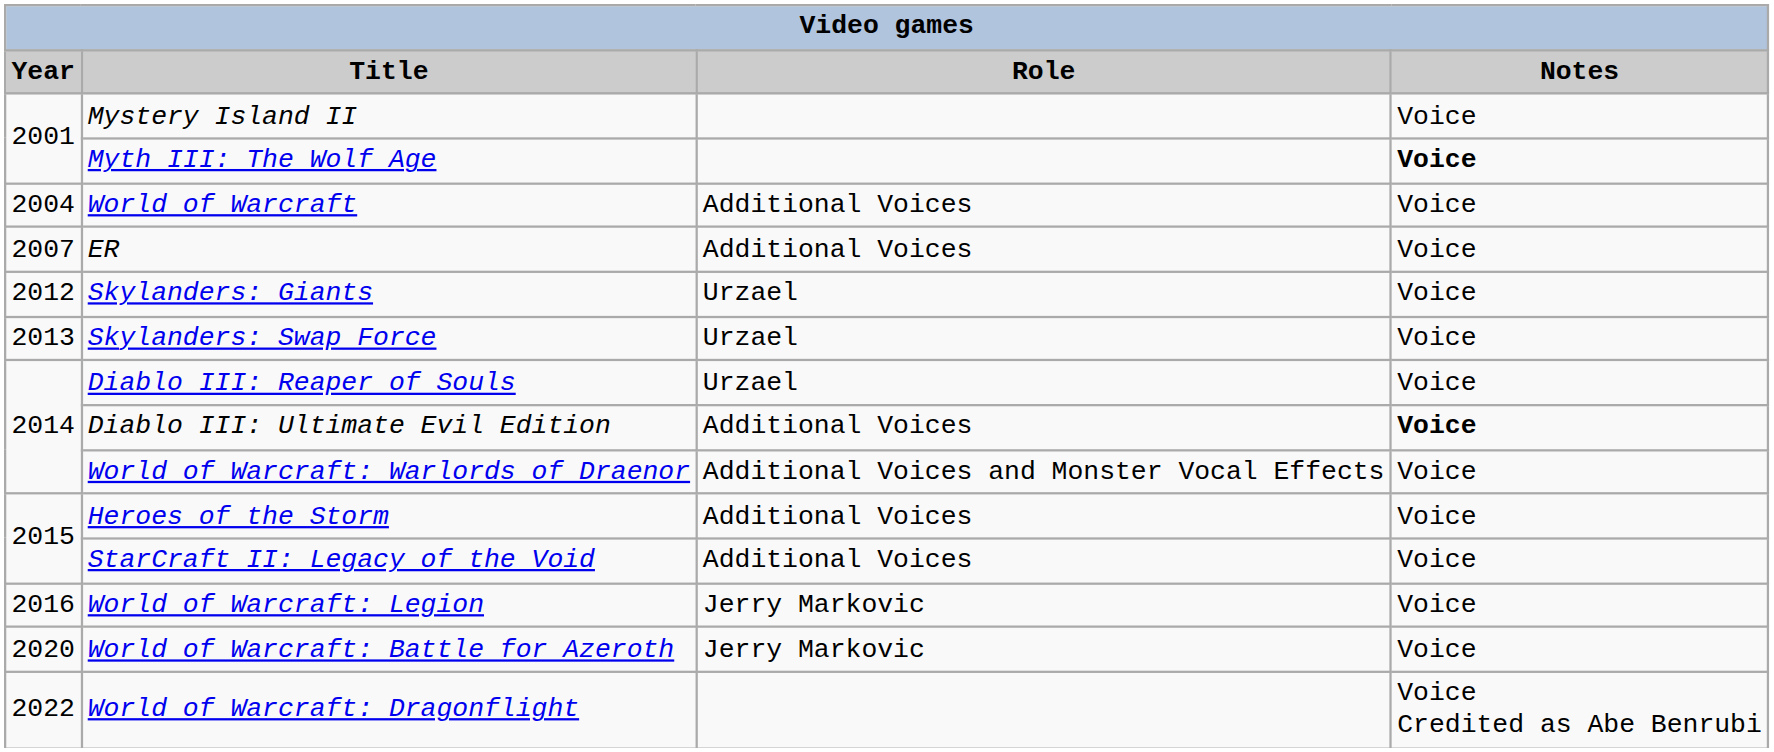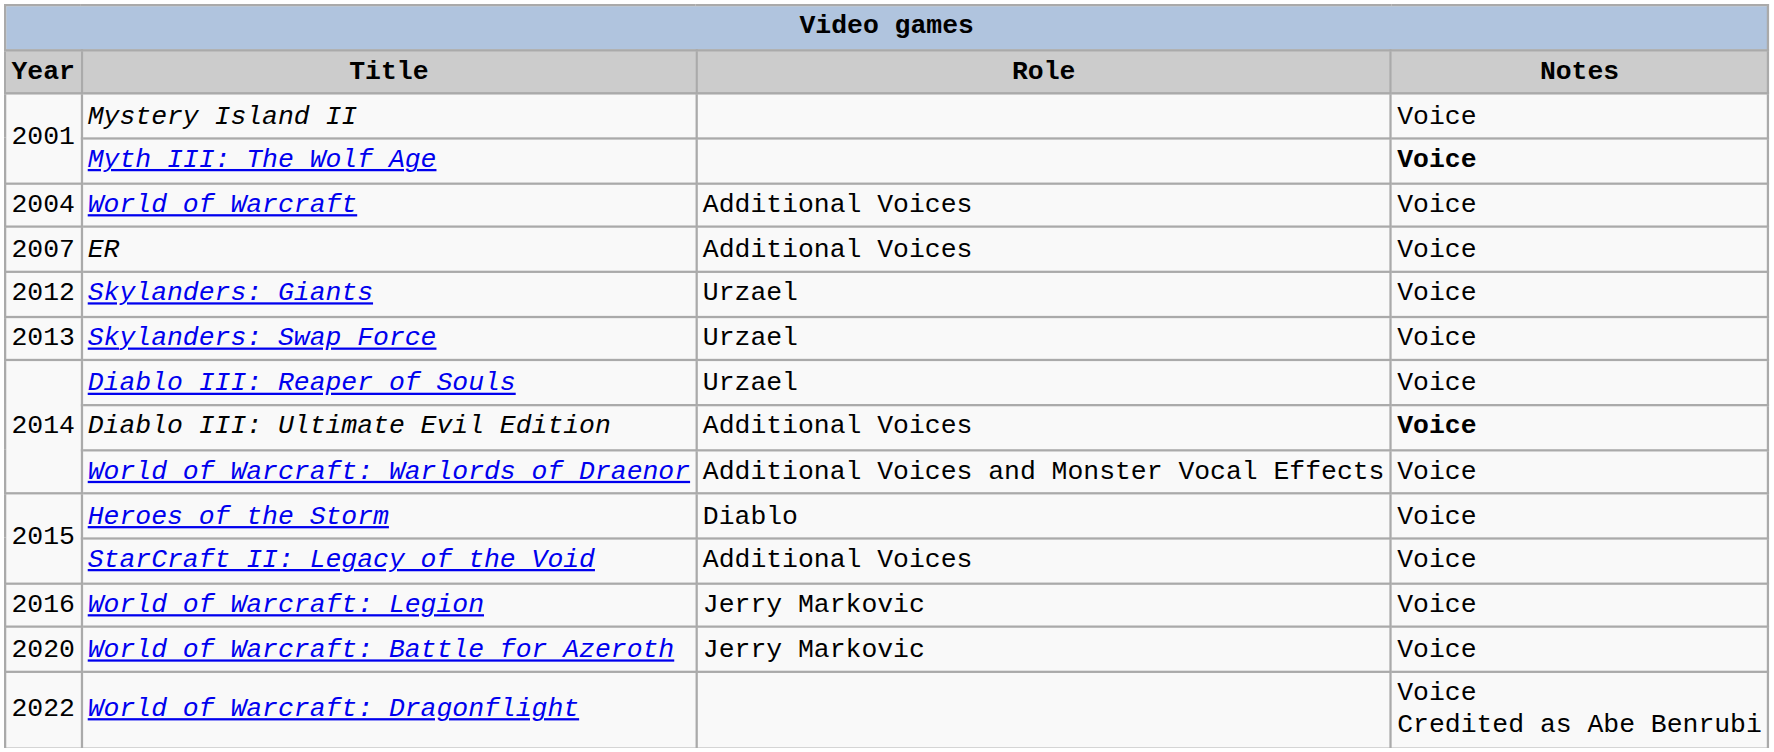(838, 516) Additional Voices -> (750, 516) Diablo
